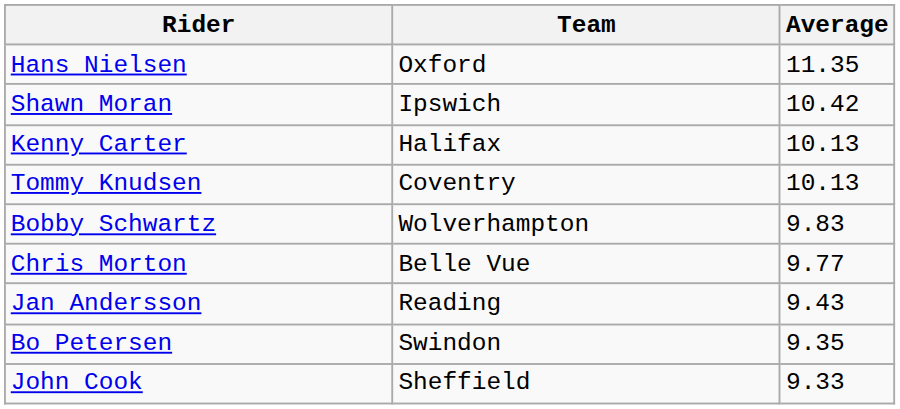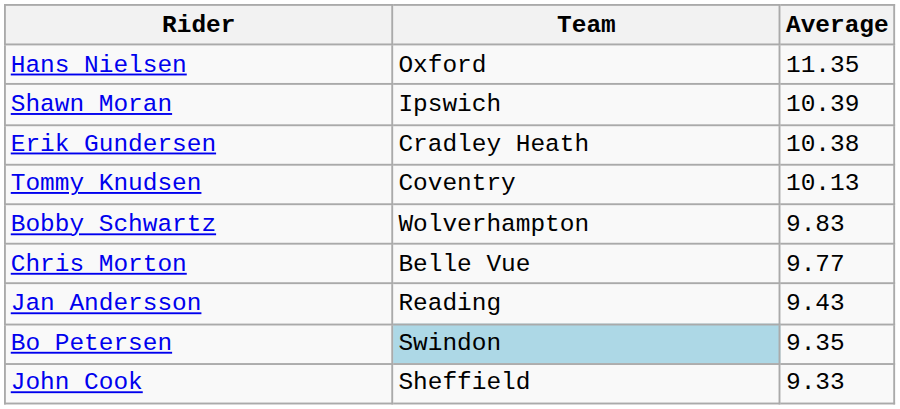(823, 105) 10.42 -> (823, 105) 10.39
+ row: (113, 144)
- row: (99, 144)
(450, 344) no background -> (450, 344) lightblue background
